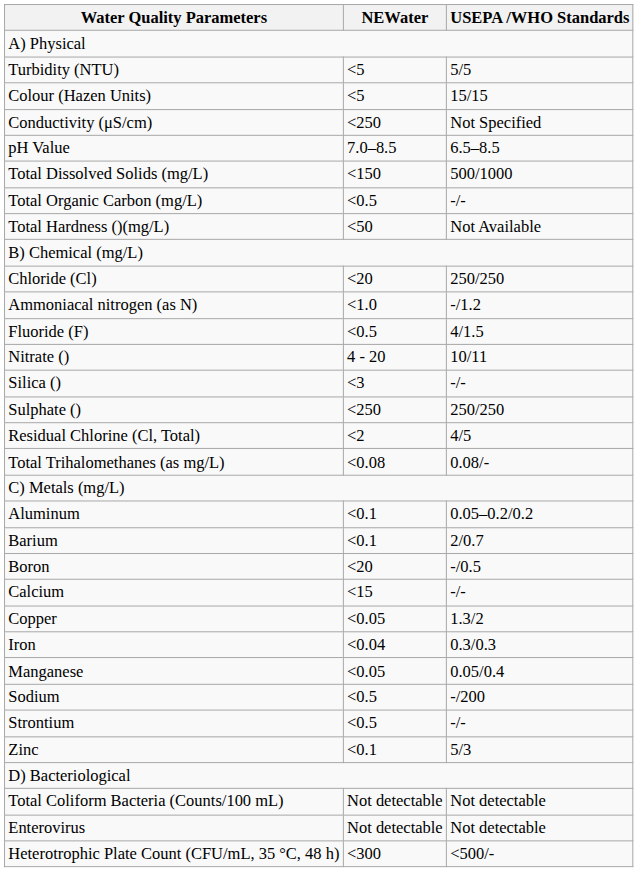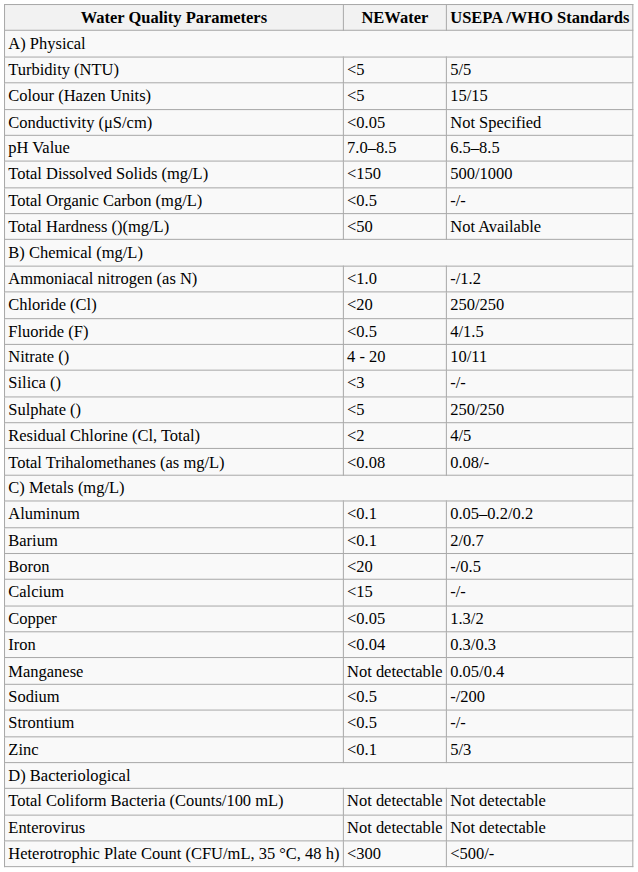(364, 122) <250 -> (366, 122) <0.05
rows swapped: (103, 305) <-> (52, 278)
(364, 409) <250 -> (356, 409) <5
(366, 670) <0.05 -> (395, 670) Not detectable
